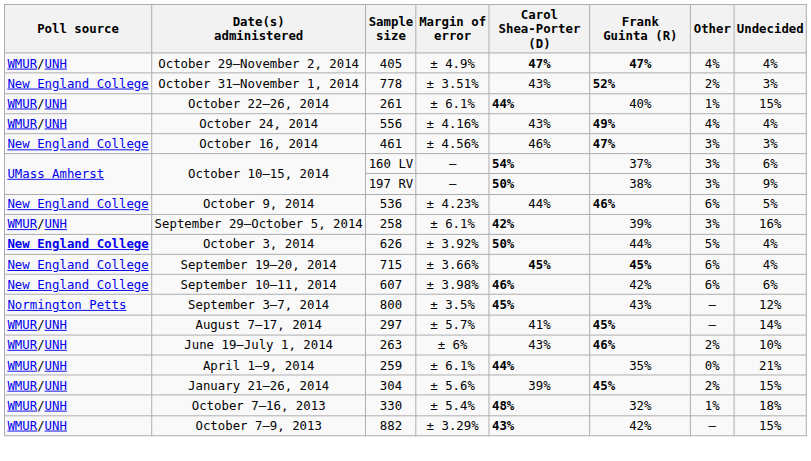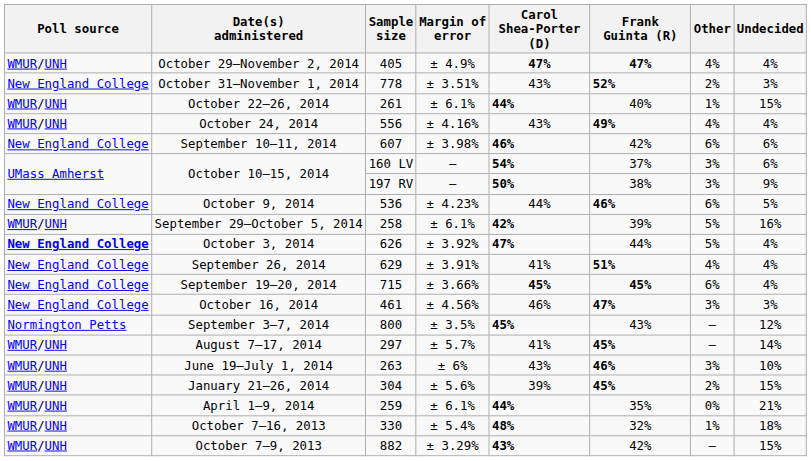rows swapped: (259, 144) <-> (259, 285)
(712, 224) 3% -> (712, 224) 5%
(503, 244) 50% -> (503, 244) 47%
+ row: (259, 264)
(712, 345) 2% -> (712, 365) 3%
rows swapped: (259, 365) <-> (259, 385)
